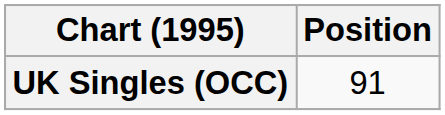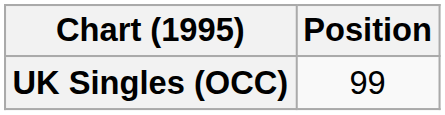(368, 82) 91 -> (368, 82) 99
